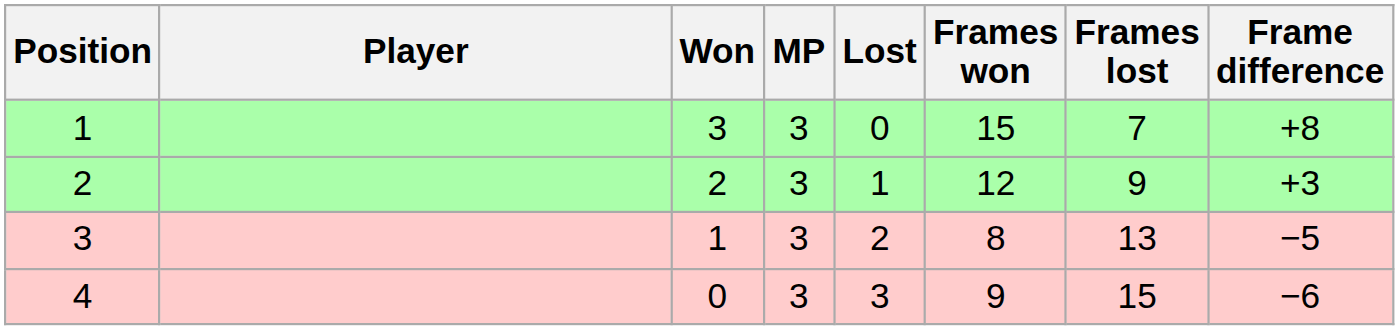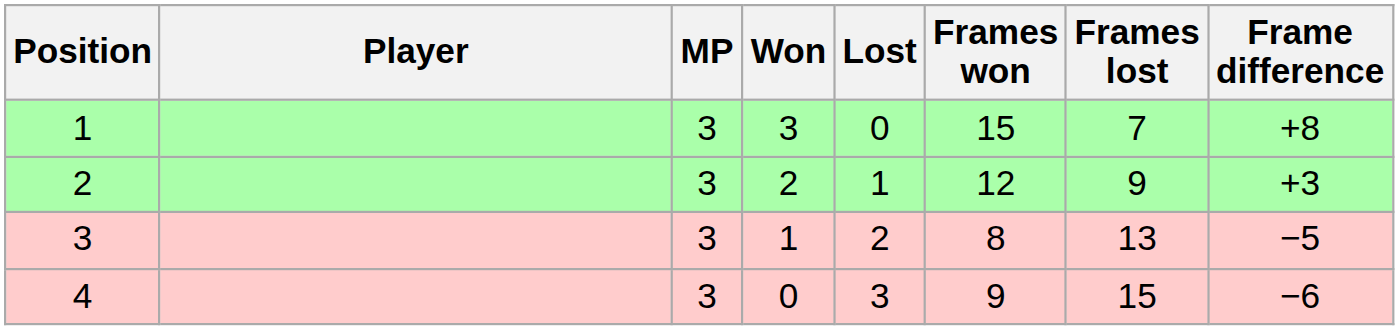columns swapped: (799, 52) <-> (717, 52)
